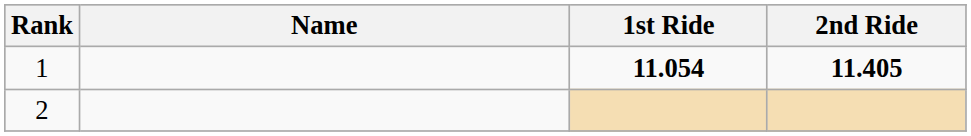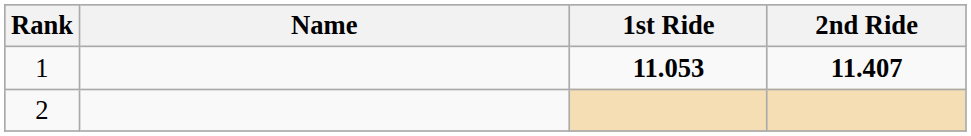(668, 67) 11.054 -> (668, 67) 11.053
(867, 67) 11.405 -> (867, 67) 11.407
